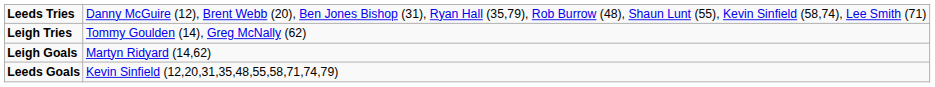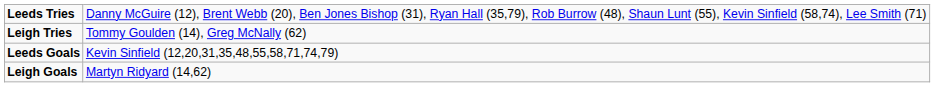rows swapped: (44, 72) <-> (42, 52)
